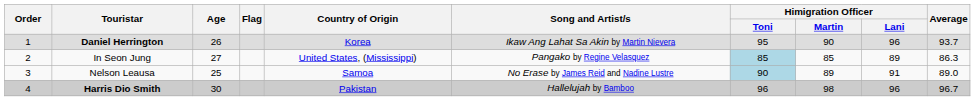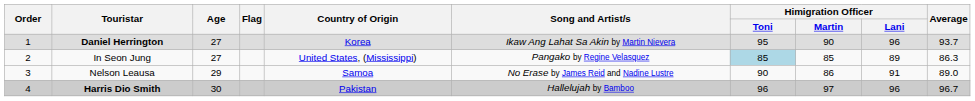(216, 42) 26 -> (216, 42) 27
(216, 73) 25 -> (216, 73) 29
(763, 73) lightblue background -> (763, 73) no background
(829, 73) 89 -> (829, 73) 86
(829, 88) 98 -> (829, 88) 97
